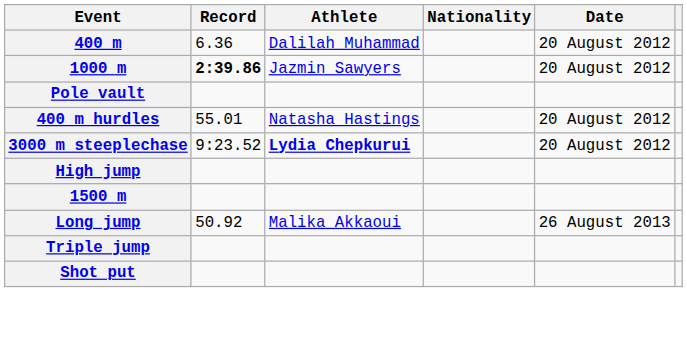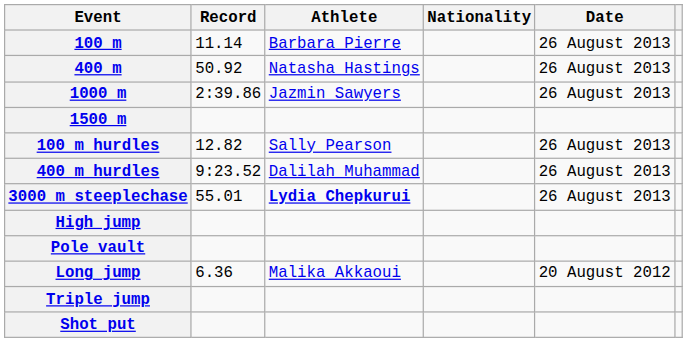+ row: (98, 43)
(214, 43) 6.36 -> (219, 69) 50.92
(344, 43) Dalilah Muhammad -> (344, 69) Natasha Hastings
(605, 43) 20 August 2012 -> (605, 69) 26 August 2013
(228, 69) bold -> (228, 94) normal
(605, 69) 20 August 2012 -> (605, 94) 26 August 2013
rows swapped: (98, 197) <-> (98, 94)
+ row: (98, 146)
(219, 120) 55.01 -> (228, 171) 9:23.52
(344, 120) Natasha Hastings -> (344, 171) Dalilah Muhammad
(605, 120) 20 August 2012 -> (605, 171) 26 August 2013
(228, 146) 9:23.52 -> (219, 197) 55.01
(605, 146) 20 August 2012 -> (605, 197) 26 August 2013
(219, 223) 50.92 -> (214, 274) 6.36
(605, 223) 26 August 2013 -> (605, 274) 20 August 2012
